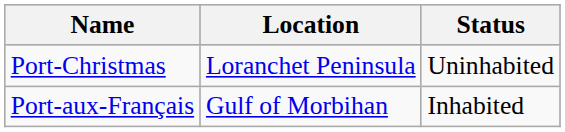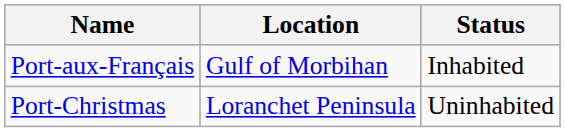rows swapped: (102, 106) <-> (88, 65)
